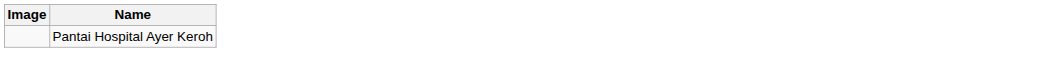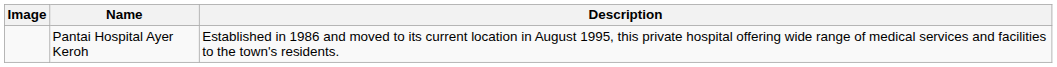+ column: (625, 15)
